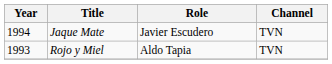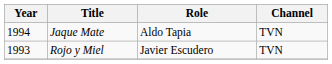(177, 31) Javier Escudero -> (166, 31) Aldo Tapia
(166, 50) Aldo Tapia -> (177, 50) Javier Escudero
